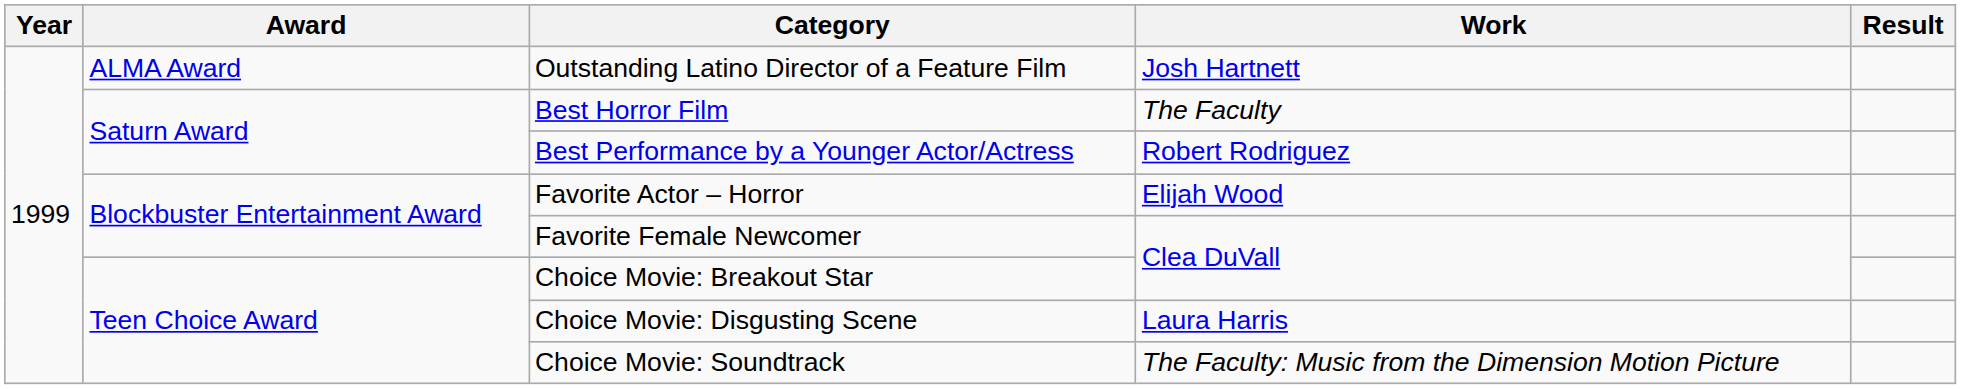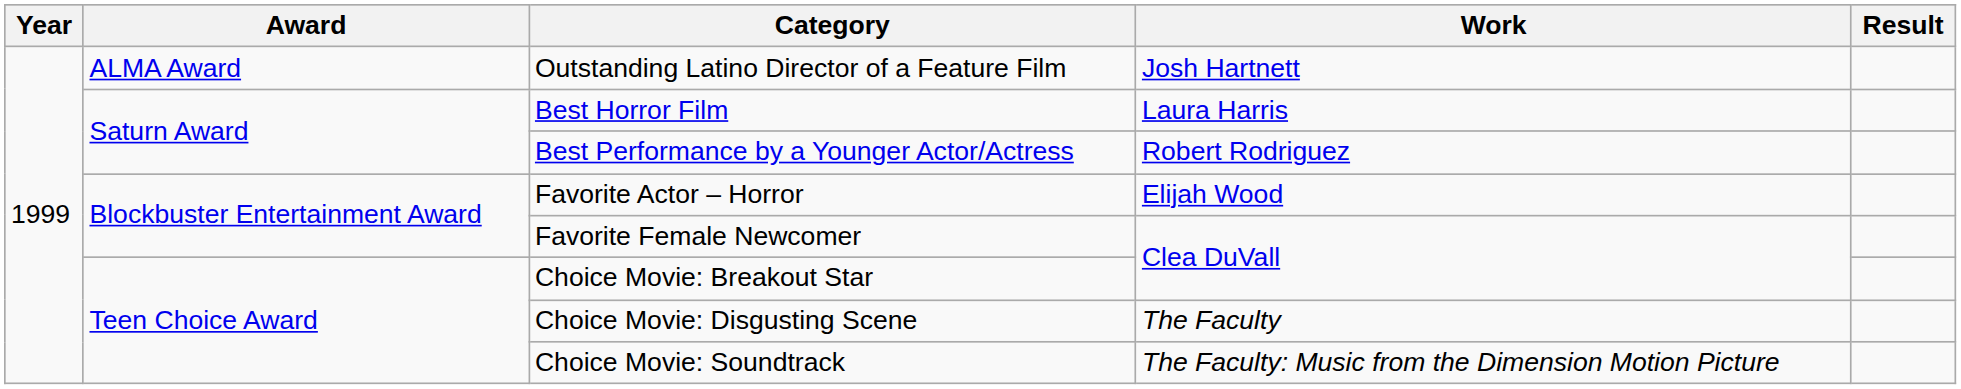(1211, 109) The Faculty -> (1215, 109) Laura Harris
(1215, 320) Laura Harris -> (1211, 320) The Faculty
